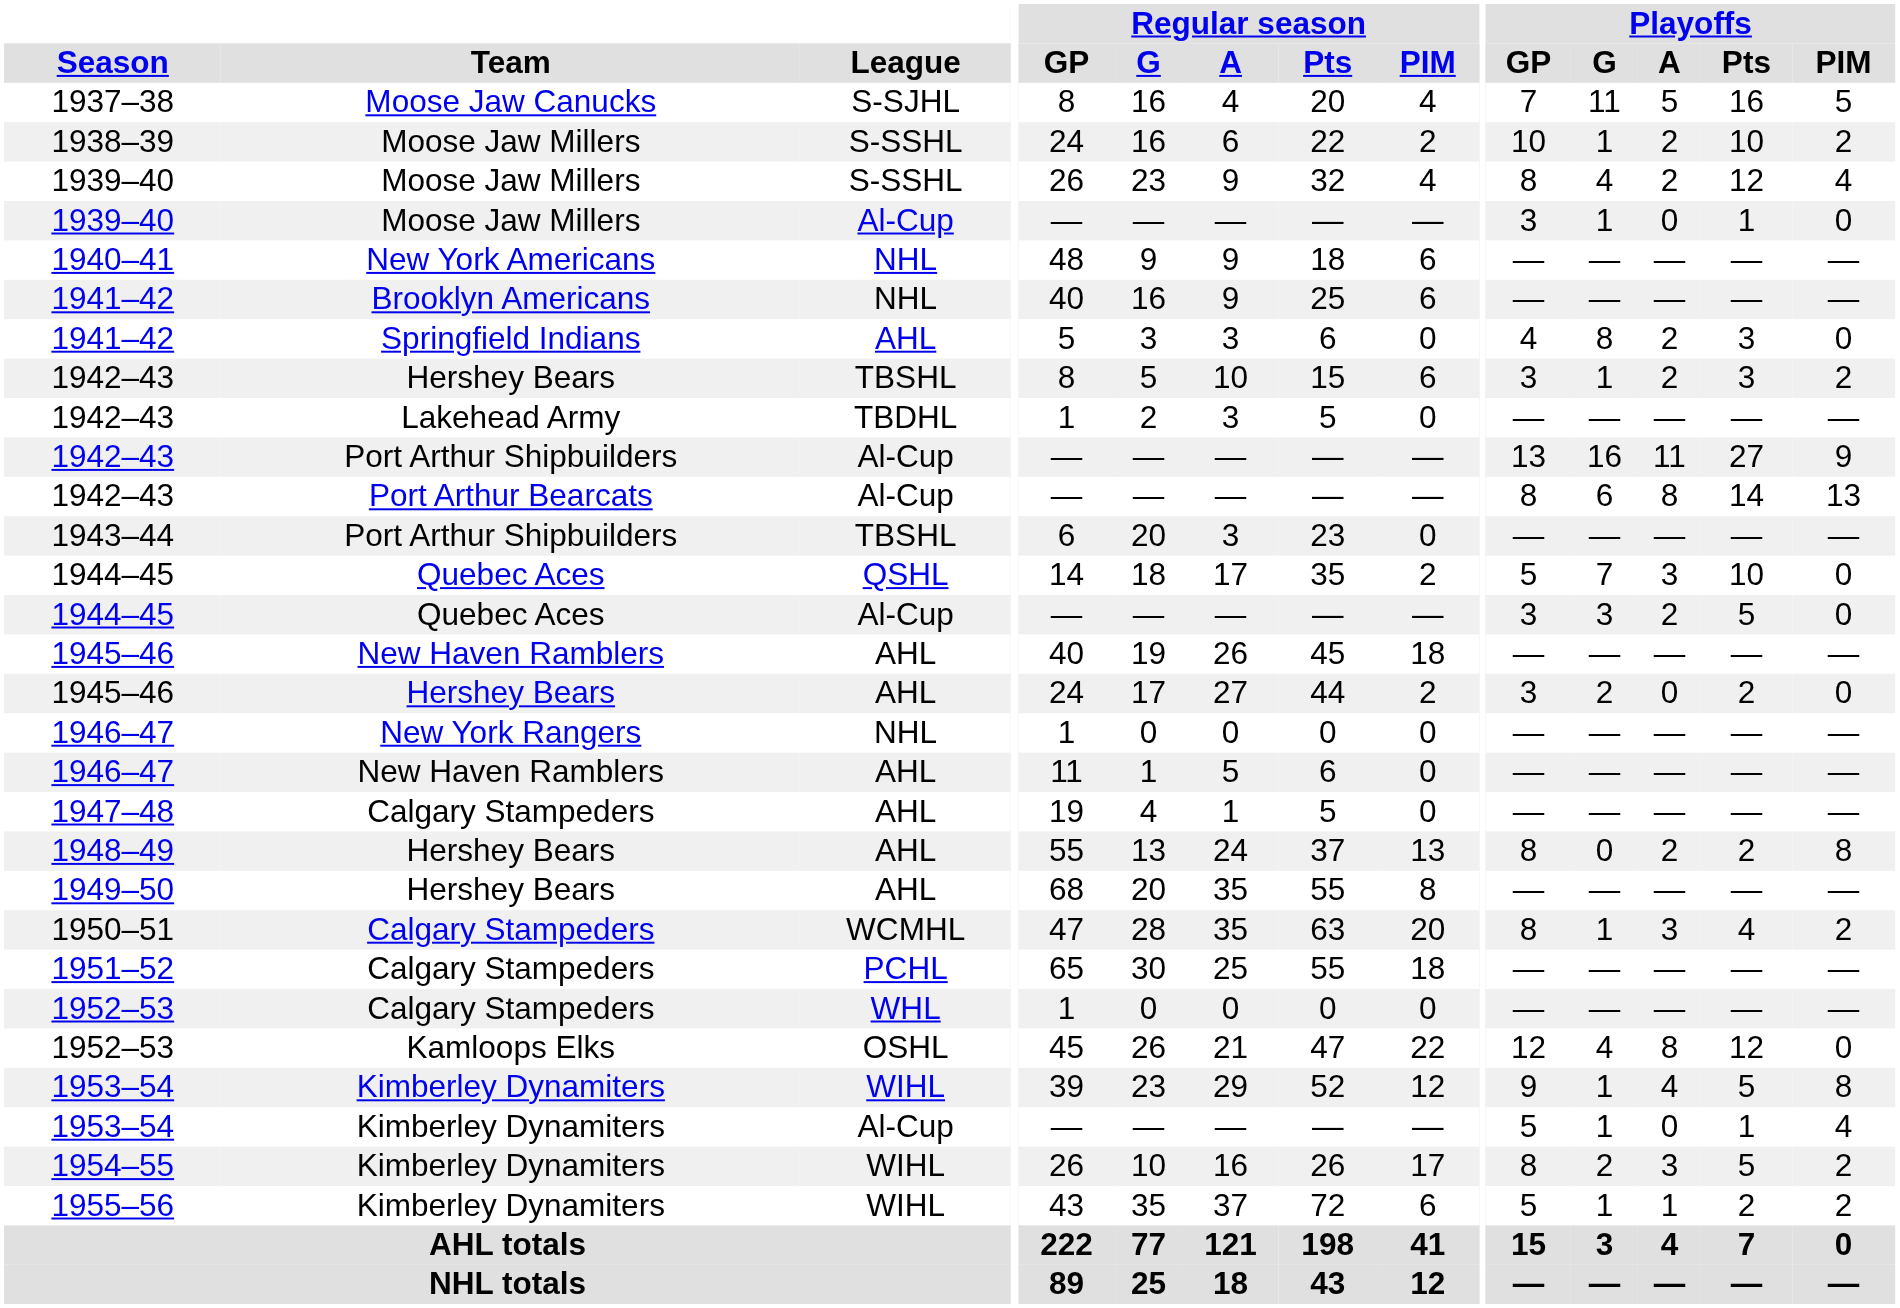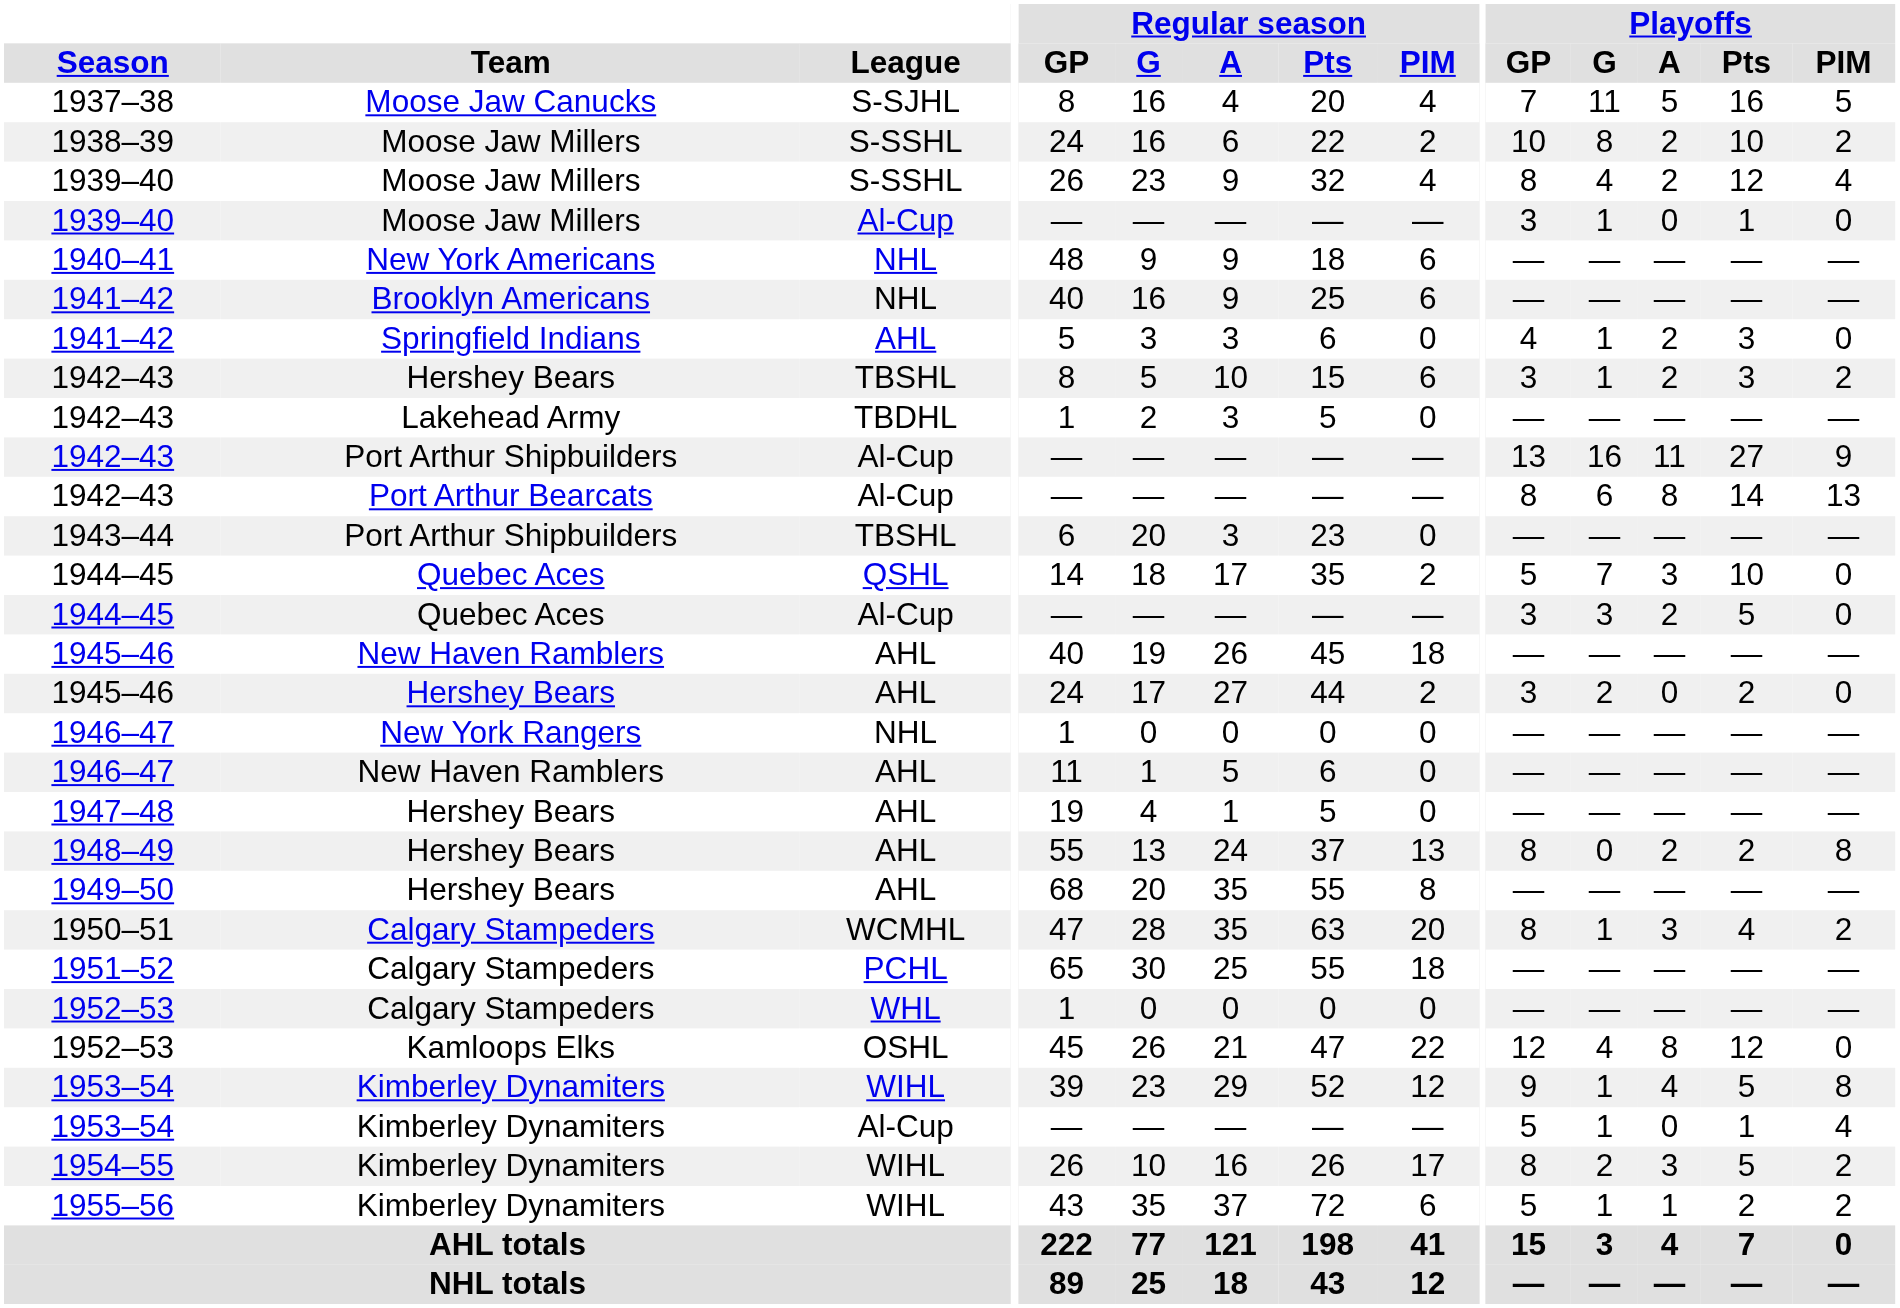(1604, 141) 1 -> (1604, 141) 8
(1604, 338) 8 -> (1604, 338) 1
(511, 811) Calgary Stampeders -> (511, 811) Hershey Bears
